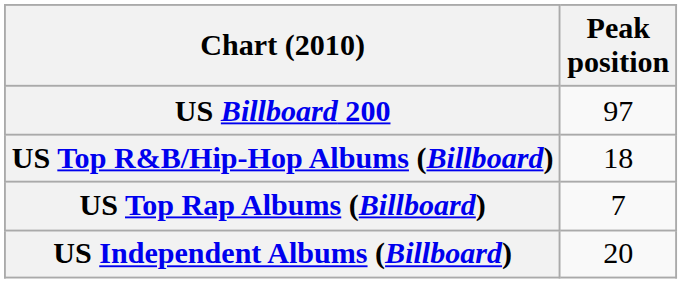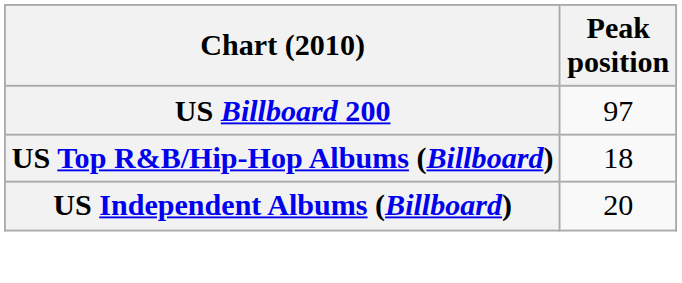- row: (283, 205)
